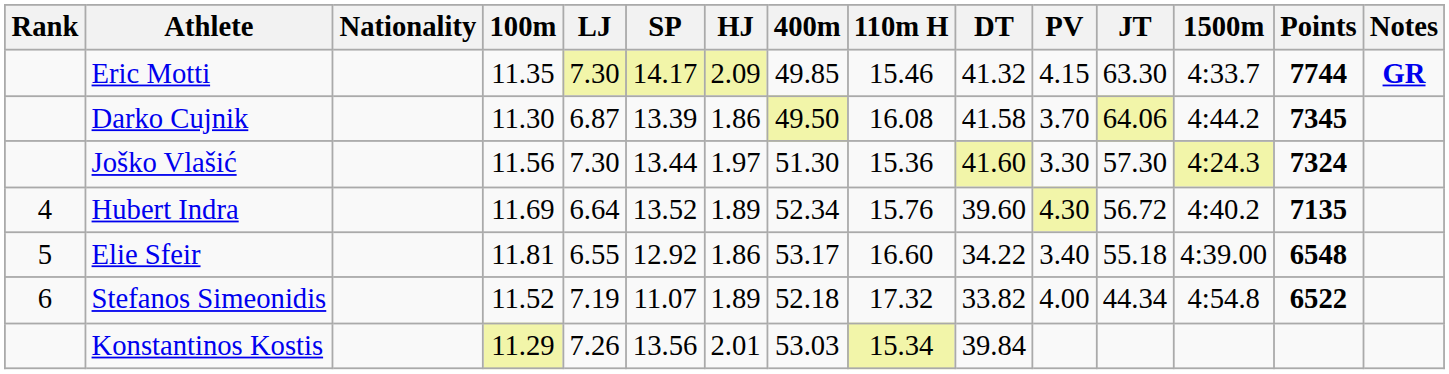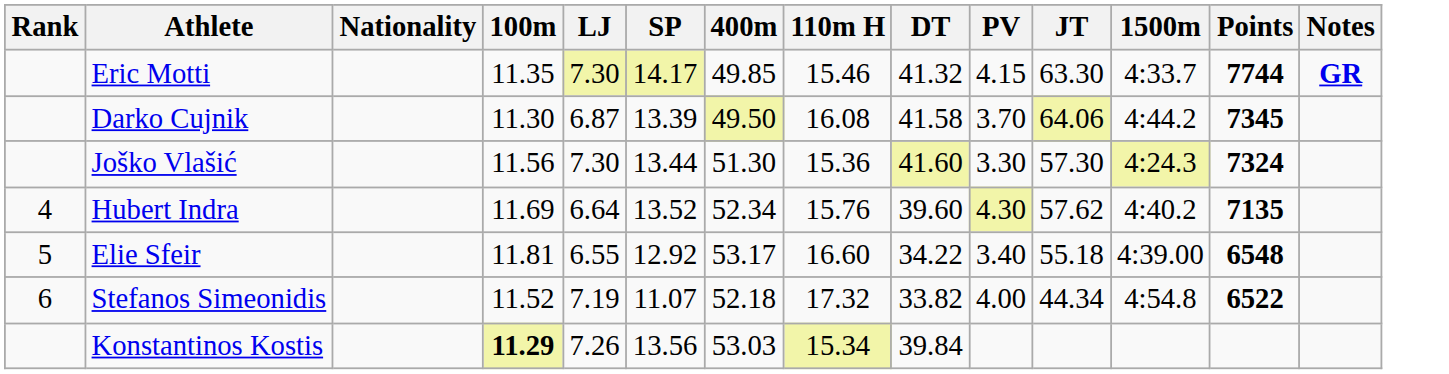- column: (736, 27)
(1135, 208) 56.72 -> (1072, 208) 57.62
(523, 345) normal -> (523, 345) bold
